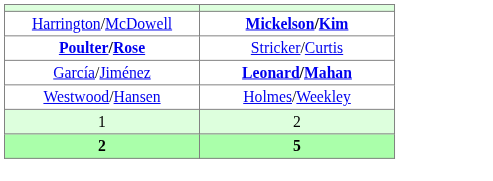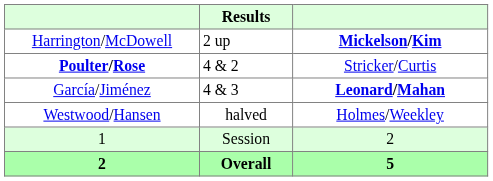+ column: (246, 16)
